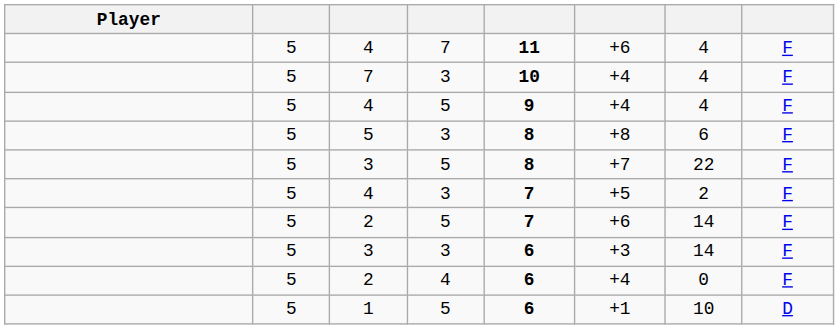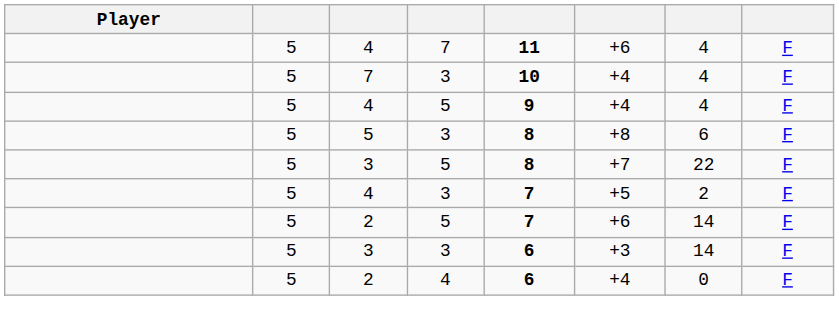- row: (368, 309)
